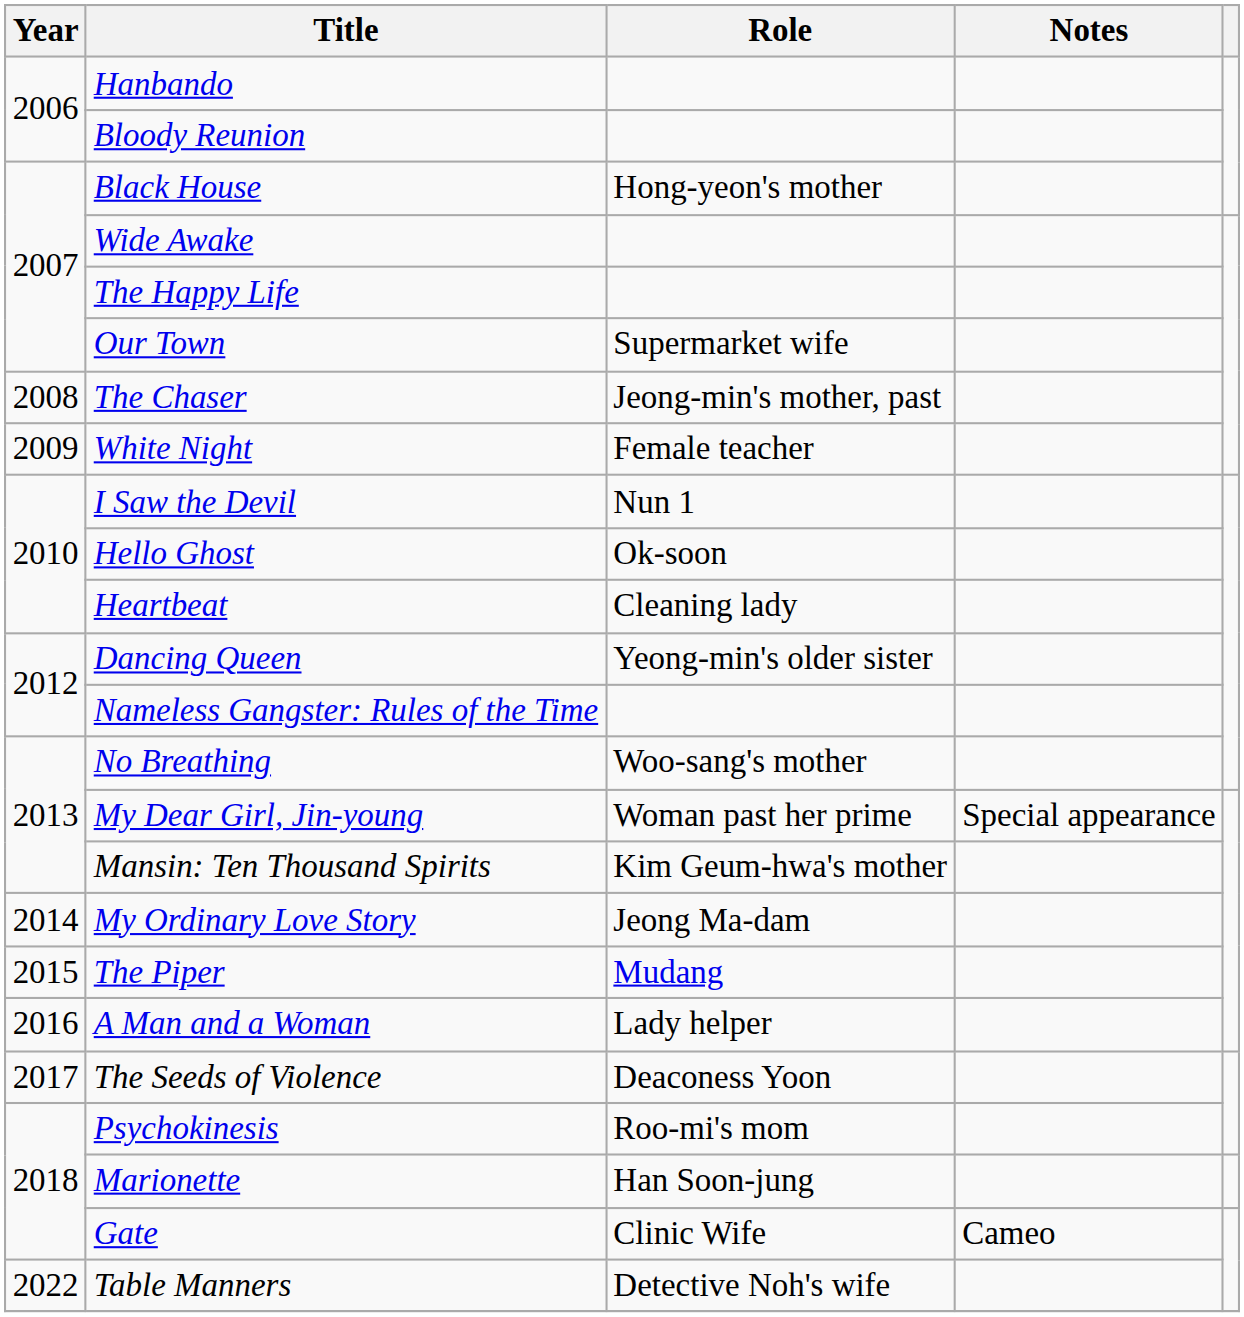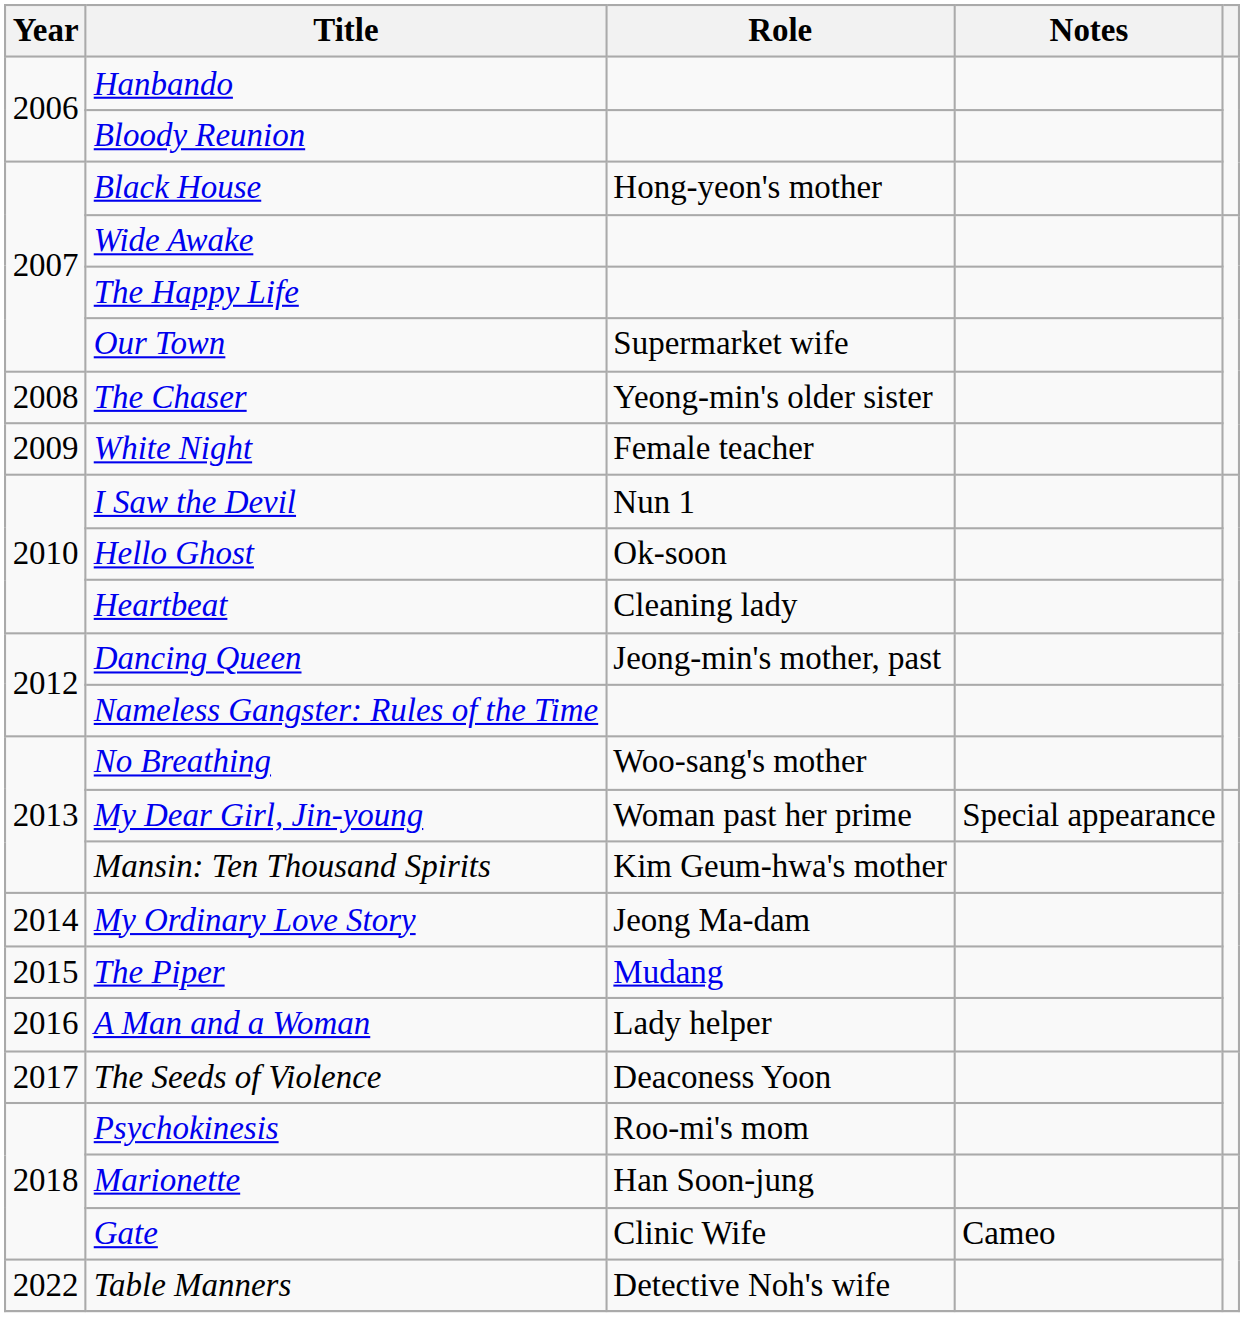(777, 396) Jeong-min's mother, past -> (773, 396) Yeong-min's older sister
(773, 657) Yeong-min's older sister -> (777, 657) Jeong-min's mother, past
